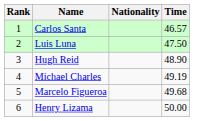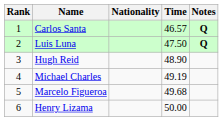+ column: (204, 12)
